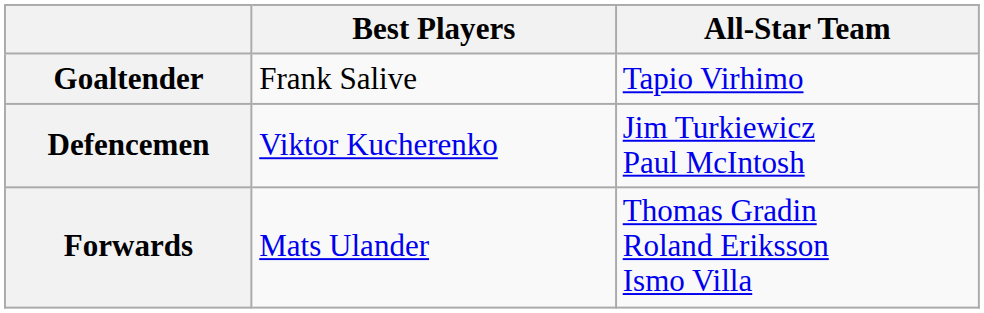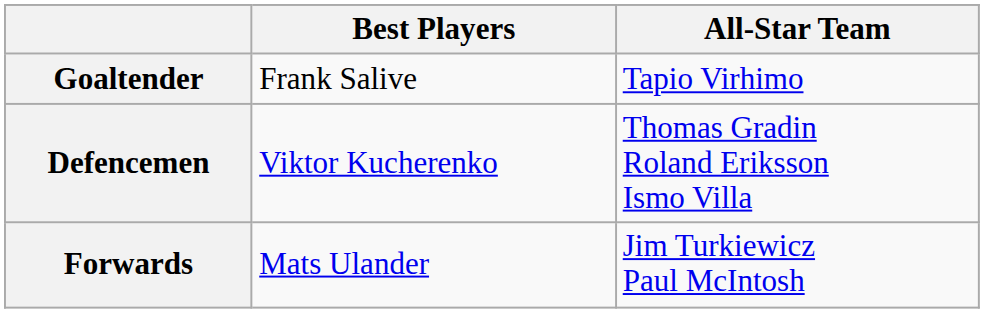(719, 145) Jim Turkiewicz Paul McIntosh -> (726, 162) Thomas Gradin Roland Eriksson Ismo Villa
(726, 246) Thomas Gradin Roland Eriksson Ismo Villa -> (719, 264) Jim Turkiewicz Paul McIntosh
